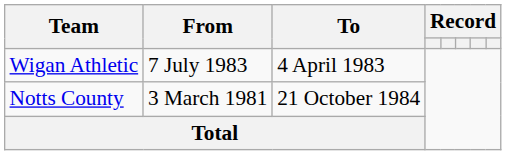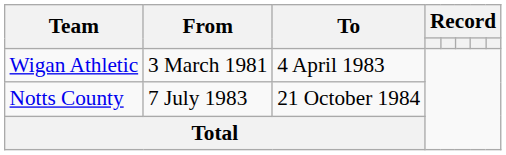(198, 64) 7 July 1983 -> (208, 64) 3 March 1981
(208, 98) 3 March 1981 -> (198, 98) 7 July 1983
